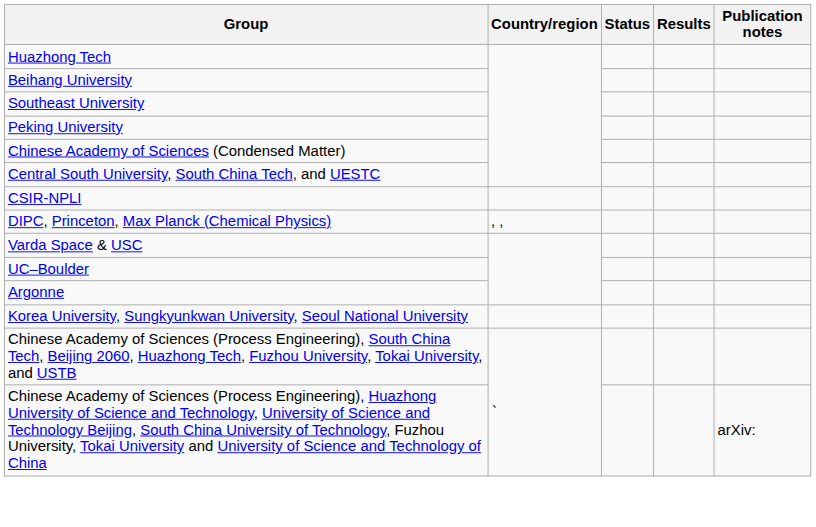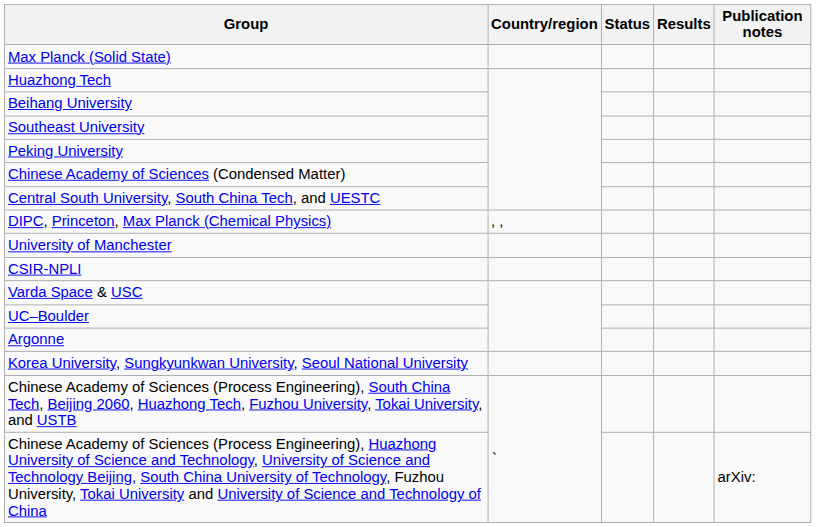+ row: (89, 56)
rows swapped: (170, 221) <-> (45, 198)
+ row: (90, 245)
